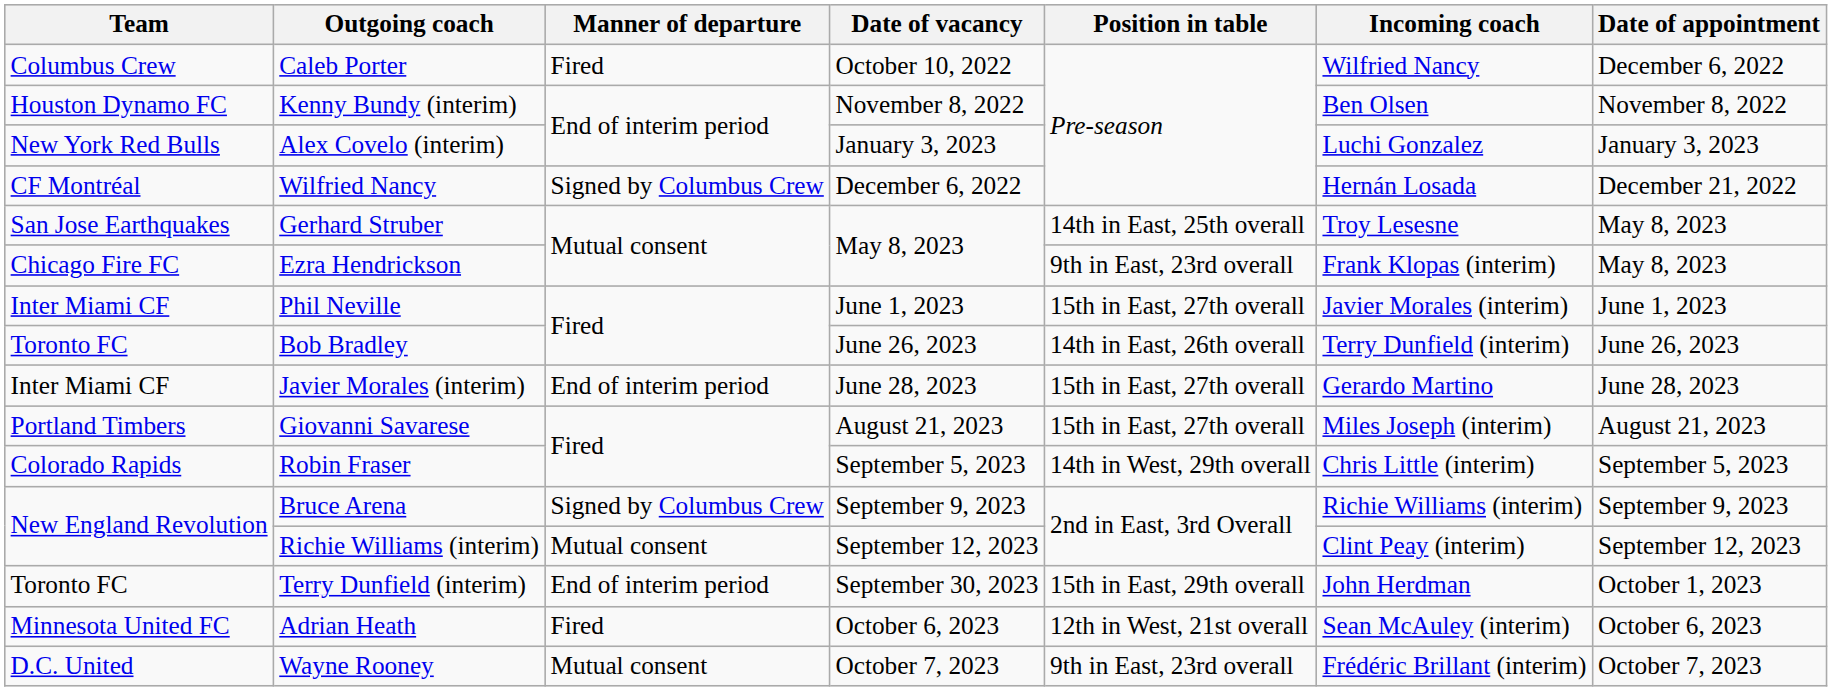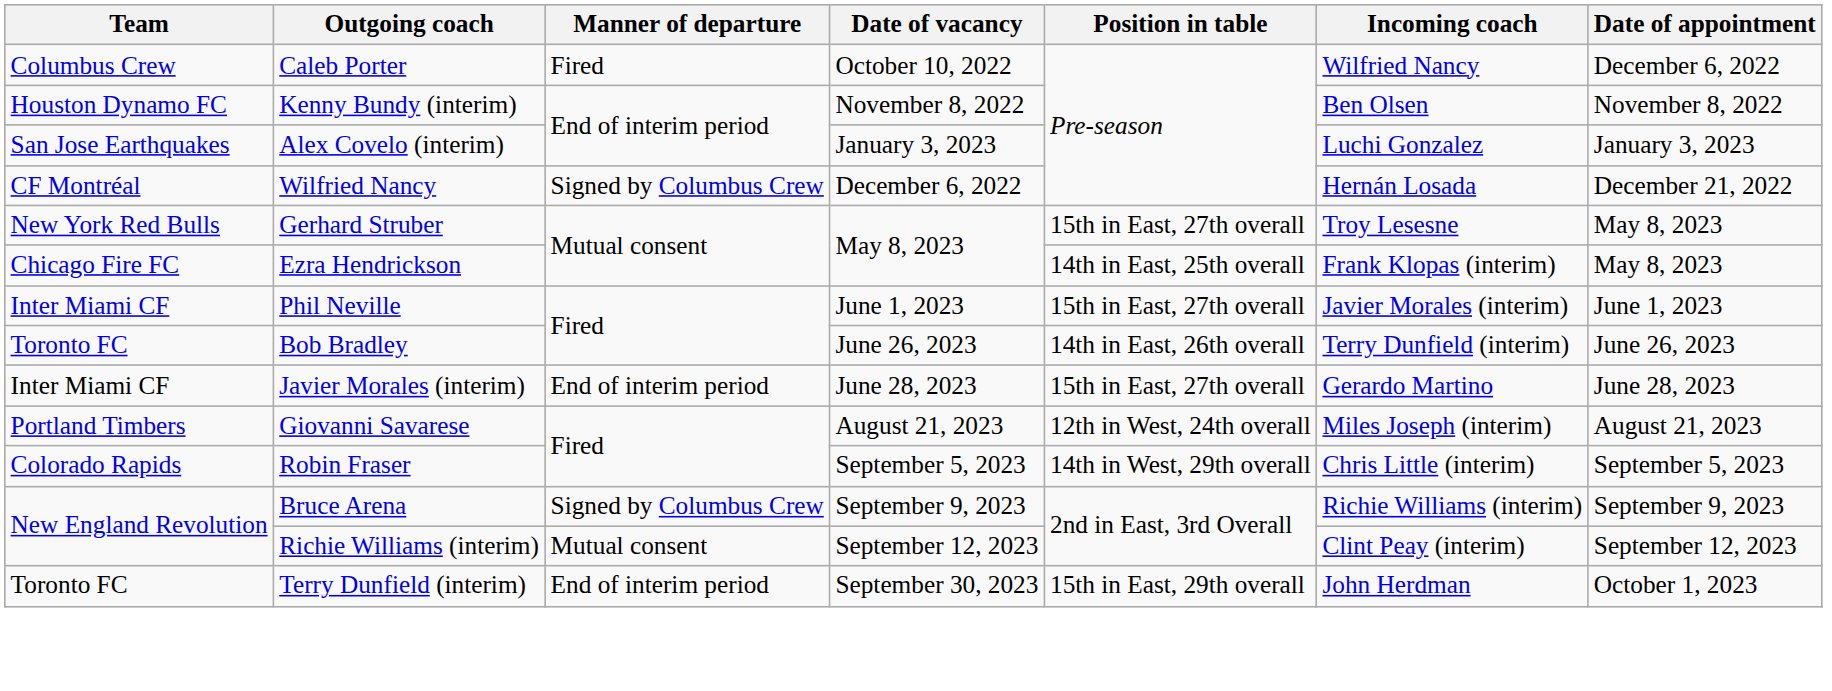(115, 144) New York Red Bulls -> (120, 144) San Jose Earthquakes
(120, 225) San Jose Earthquakes -> (115, 225) New York Red Bulls
(1177, 225) 14th in East, 25th overall -> (1177, 225) 15th in East, 27th overall
(1172, 265) 9th in East, 23rd overall -> (1177, 265) 14th in East, 25th overall
(1177, 425) 15th in East, 27th overall -> (1180, 425) 12th in West, 24th overall
- row: (348, 625)
- row: (357, 666)
